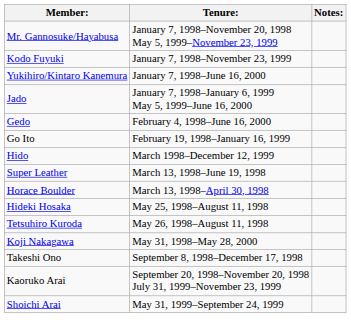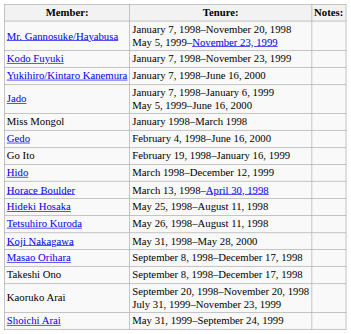+ row: (36, 122)
- row: (37, 173)
+ row: (39, 258)
